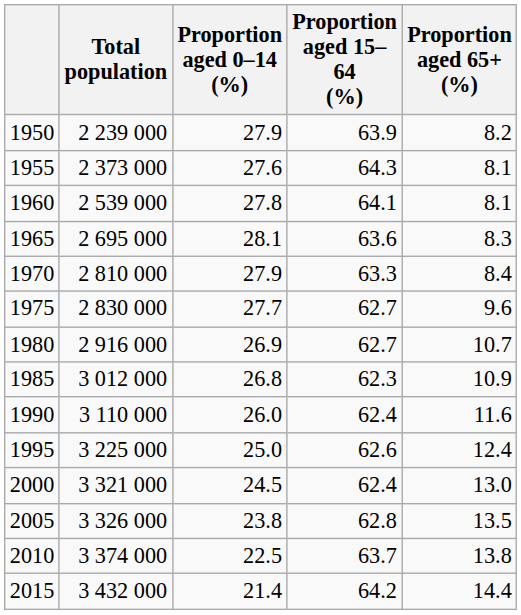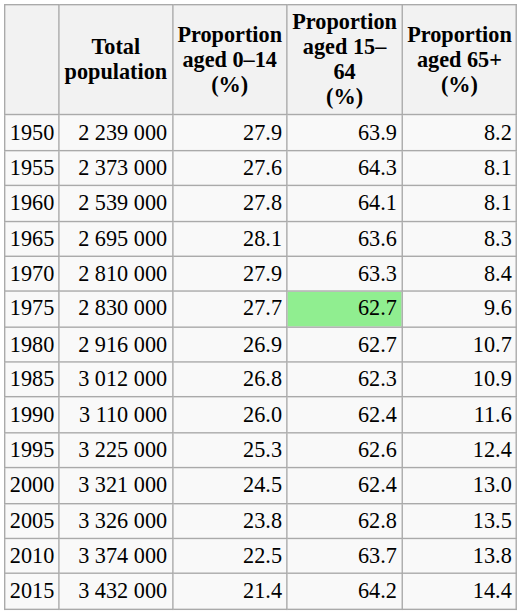(377, 308) no background -> (377, 308) lightgreen background
(263, 449) 25.0 -> (263, 449) 25.3
